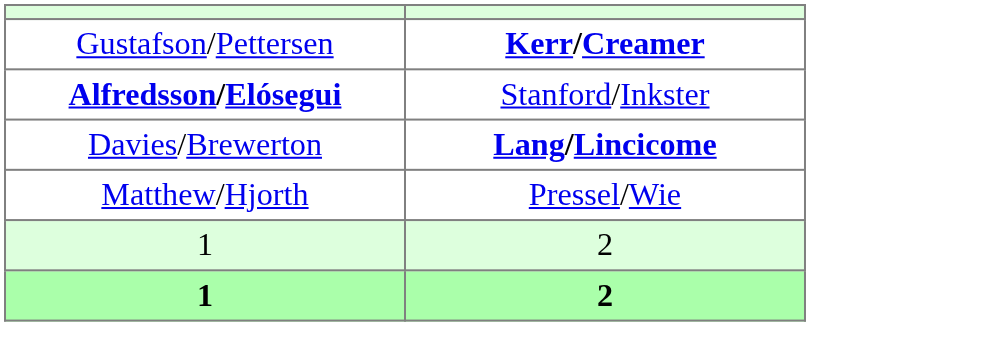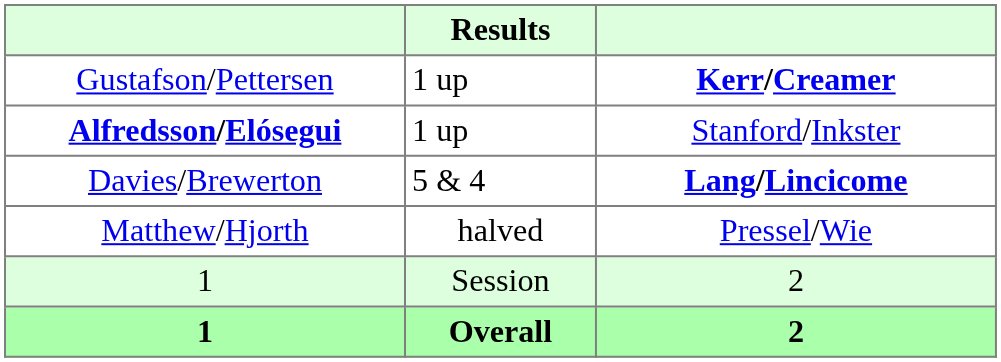+ column: (500, 29)
